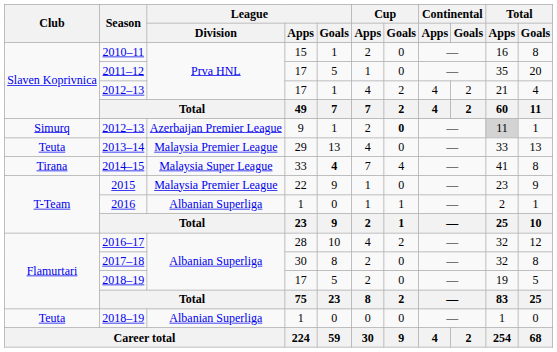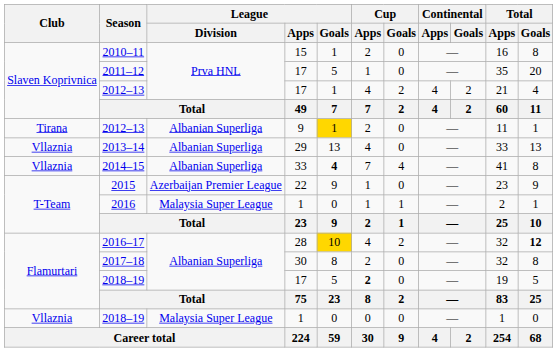(52, 128) Simurq -> (52, 128) Tirana
(216, 128) Azerbaijan Premier League -> (216, 128) Albanian Superliga
(334, 128) no background -> (334, 128) gold background
(401, 128) bold -> (401, 128) normal
(502, 128) lightgrey background -> (502, 128) no background
(52, 147) Teuta -> (52, 147) Vllaznia
(216, 147) Malaysia Premier League -> (216, 147) Albanian Superliga
(52, 166) Tirana -> (52, 166) Vllaznia
(216, 166) Malaysia Super League -> (216, 166) Albanian Superliga
(216, 185) Malaysia Premier League -> (216, 185) Azerbaijan Premier League
(216, 204) Albanian Superliga -> (216, 204) Malaysia Super League
(334, 242) no background -> (334, 242) gold background
(535, 242) normal -> (535, 242) bold
(368, 280) normal -> (368, 280) bold
(52, 318) Teuta -> (52, 318) Vllaznia
(216, 318) Albanian Superliga -> (216, 318) Malaysia Super League
